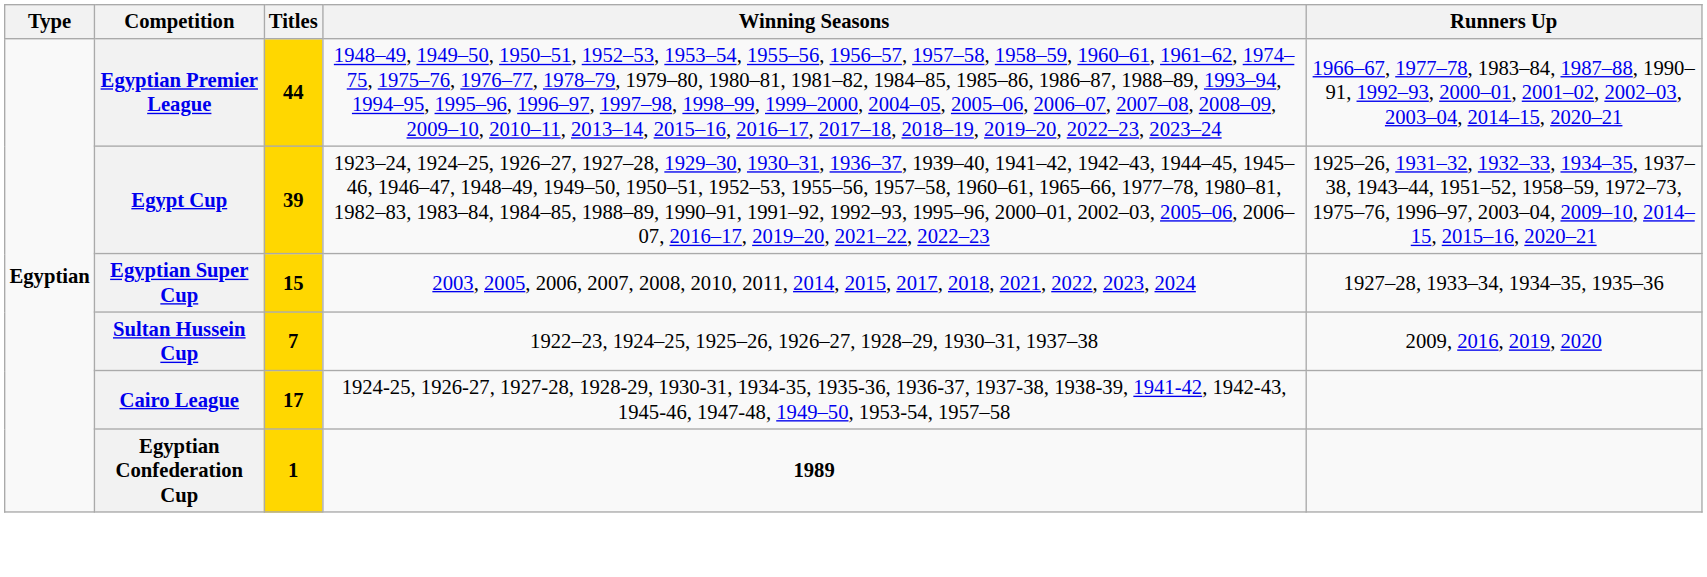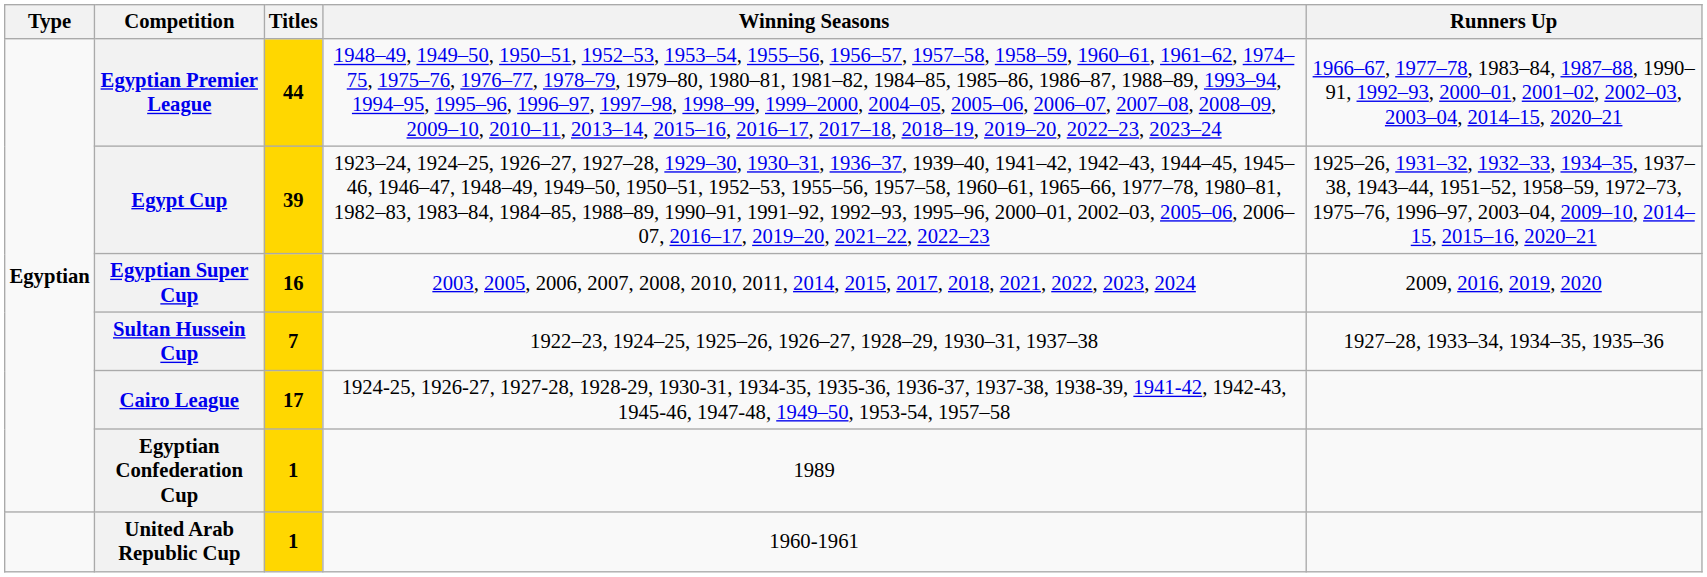(293, 283) 15 -> (293, 283) 16
(1504, 283) 1927–28, 1933–34, 1934–35, 1935–36 -> (1504, 283) 2009, 2016, 2019, 2020
(1504, 341) 2009, 2016, 2019, 2020 -> (1504, 341) 1927–28, 1933–34, 1934–35, 1935–36
(814, 471) bold -> (814, 471) normal
+ row: (179, 541)
